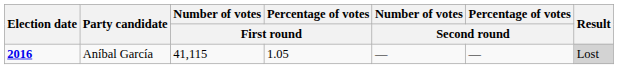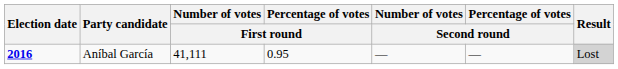(190, 53) 41,115 -> (190, 53) 41,111
(278, 53) 1.05 -> (278, 53) 0.95
